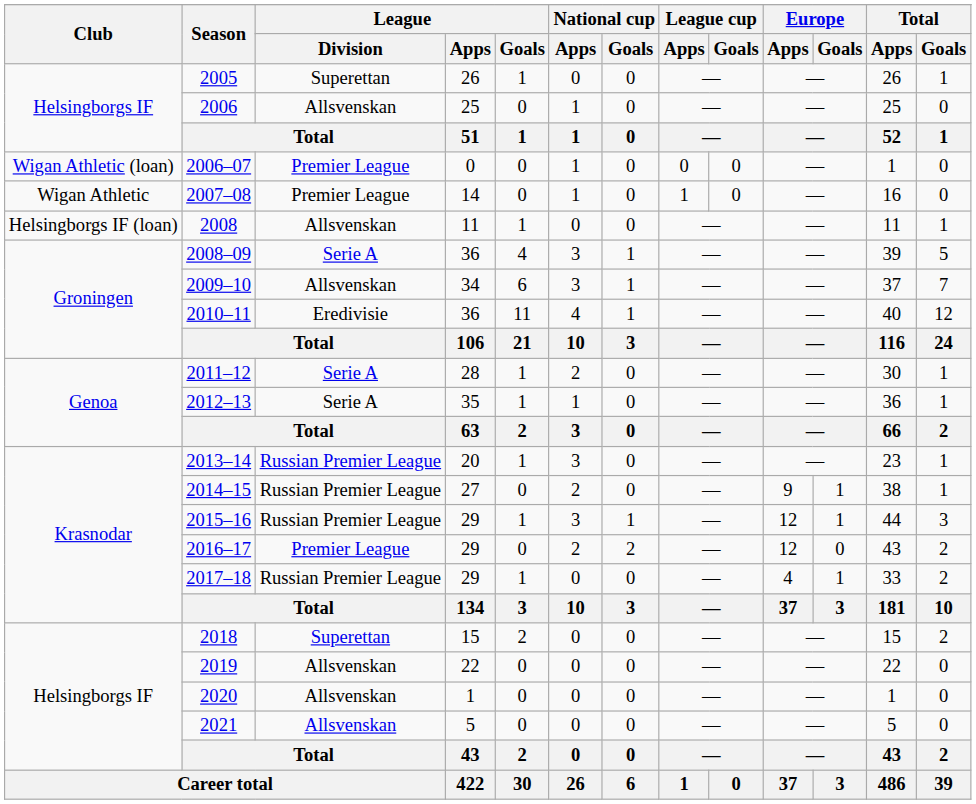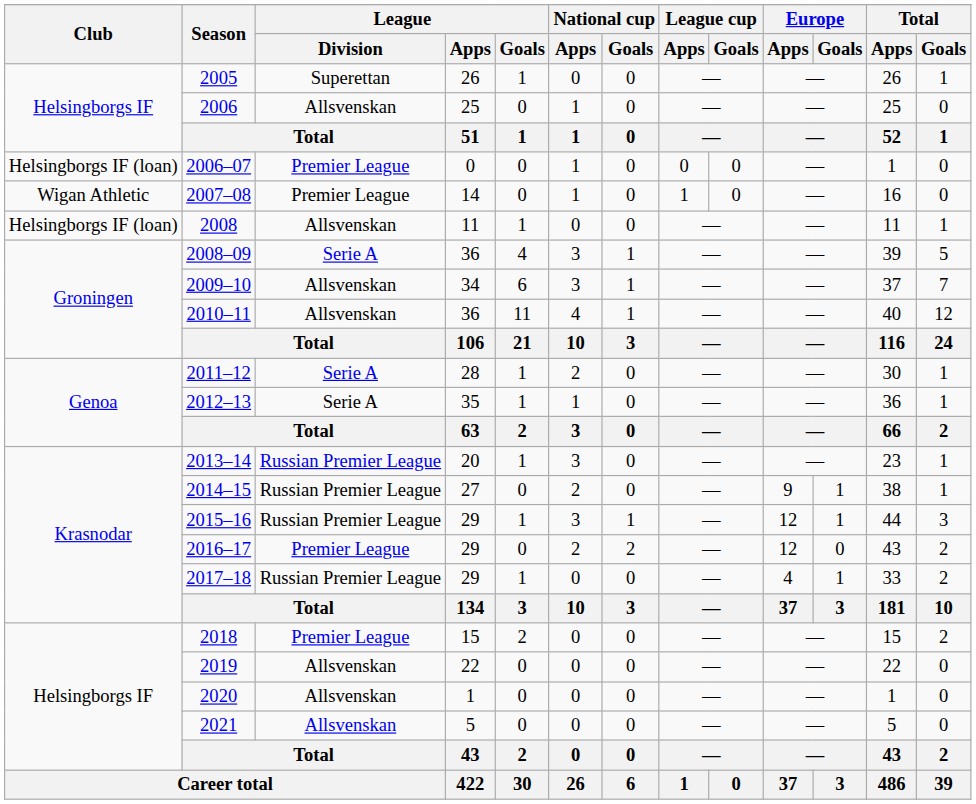(93, 166) Wigan Athletic (loan) -> (93, 166) Helsingborgs IF (loan)
(350, 313) Eredivisie -> (350, 313) Allsvenskan
(350, 637) Superettan -> (350, 637) Premier League
